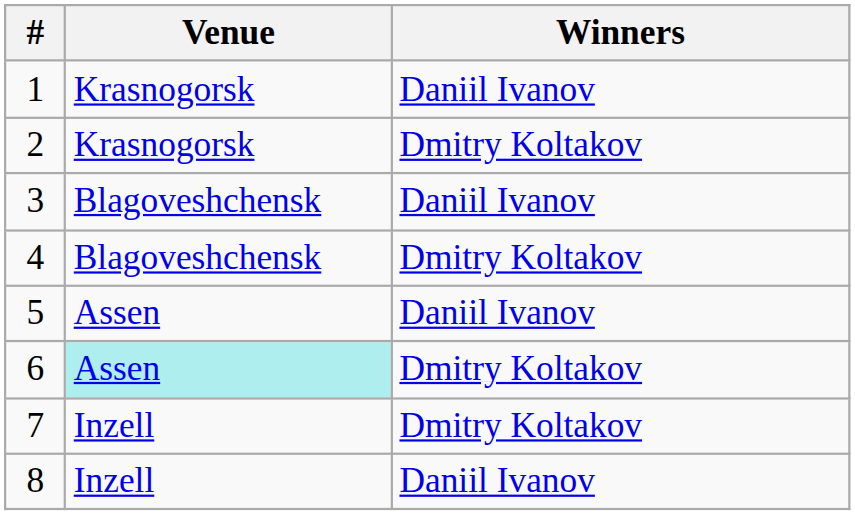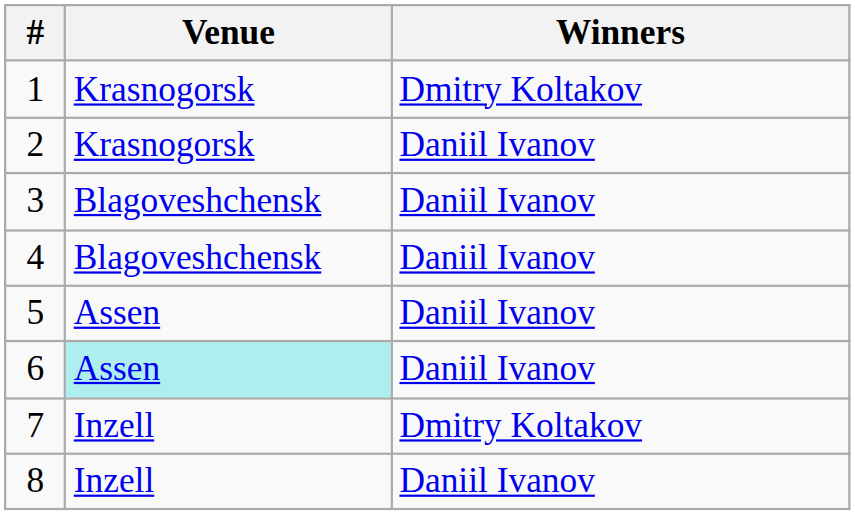(497, 88) Daniil Ivanov -> (521, 88) Dmitry Koltakov
(521, 144) Dmitry Koltakov -> (497, 144) Daniil Ivanov
(521, 256) Dmitry Koltakov -> (497, 256) Daniil Ivanov
(521, 369) Dmitry Koltakov -> (497, 369) Daniil Ivanov
